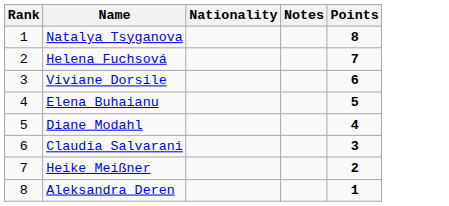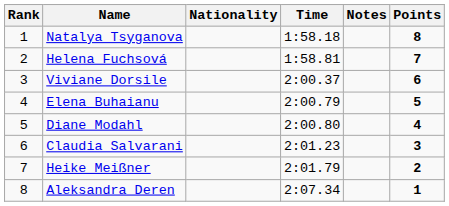+ column: (312, 15)
